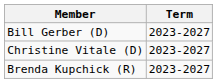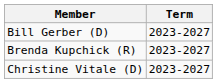rows swapped: (75, 51) <-> (72, 69)
